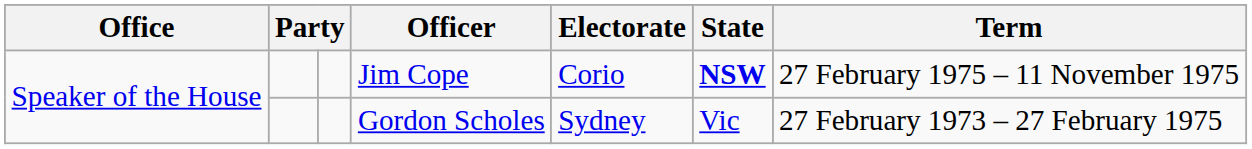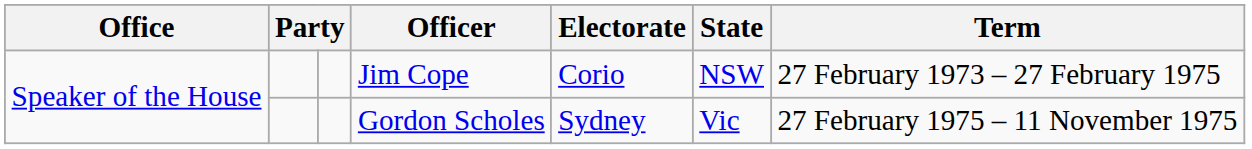(732, 73) bold -> (732, 73) normal
(1009, 73) 27 February 1975 – 11 November 1975 -> (999, 73) 27 February 1973 – 27 February 1975
(1001, 119) 27 February 1973 – 27 February 1975 -> (1007, 119) 27 February 1975 – 11 November 1975
